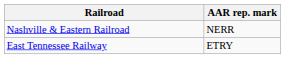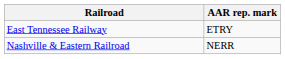rows swapped: (57, 45) <-> (68, 29)
